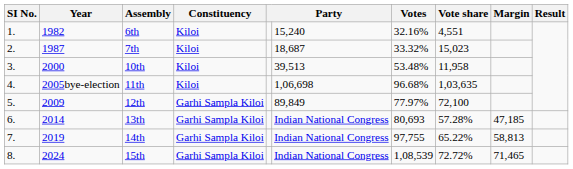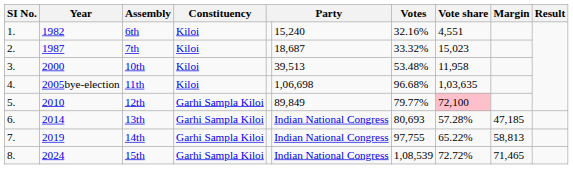(53, 102) 2009 -> (53, 102) 2010
(411, 102) 77.97% -> (411, 102) 79.77%
(454, 102) no background -> (454, 102) pink background
